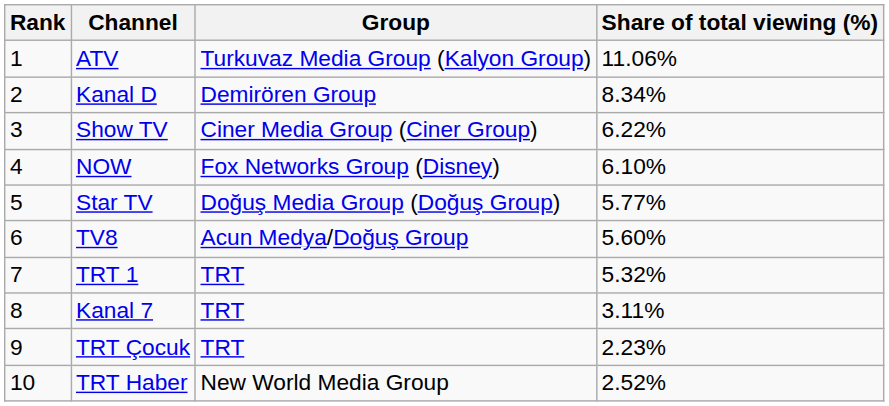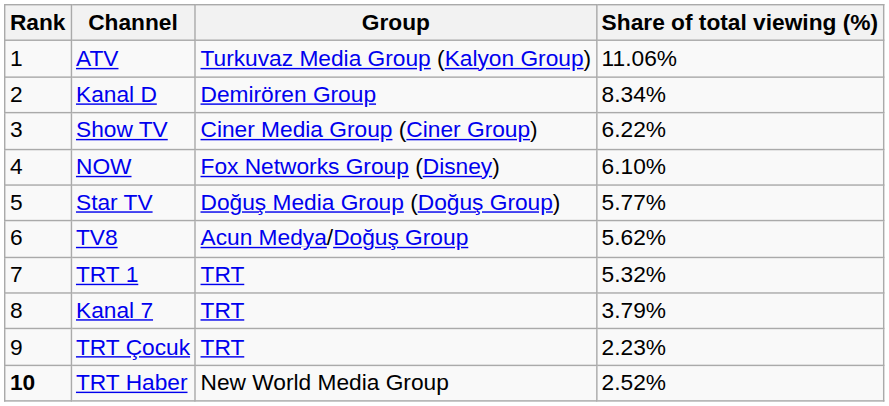(634, 238) 5.60% -> (634, 238) 5.62%
(633, 310) 3.11% -> (634, 310) 3.79%
(23, 382) normal -> (23, 382) bold
